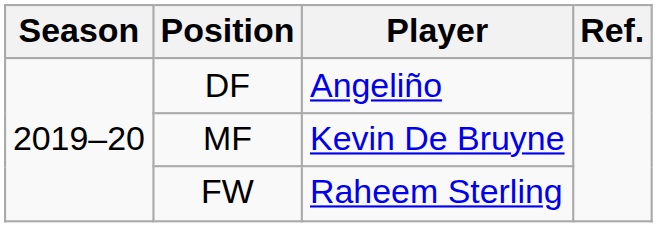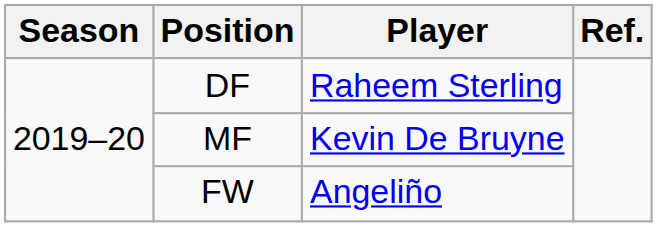(376, 85) Angeliño -> (436, 85) Raheem Sterling
(436, 192) Raheem Sterling -> (376, 192) Angeliño
